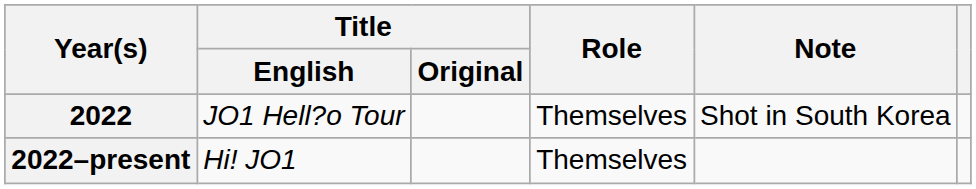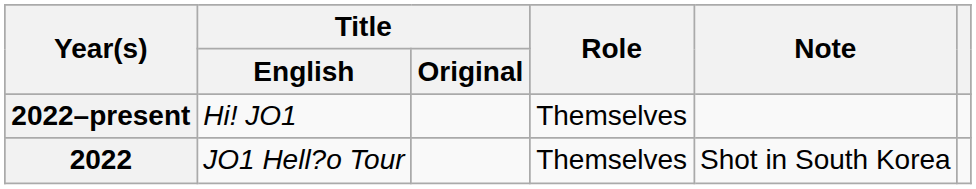rows swapped: (101, 159) <-> (101, 115)
